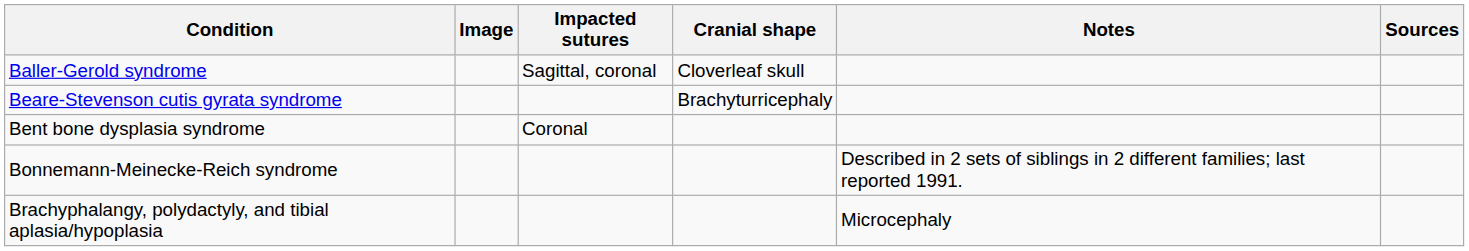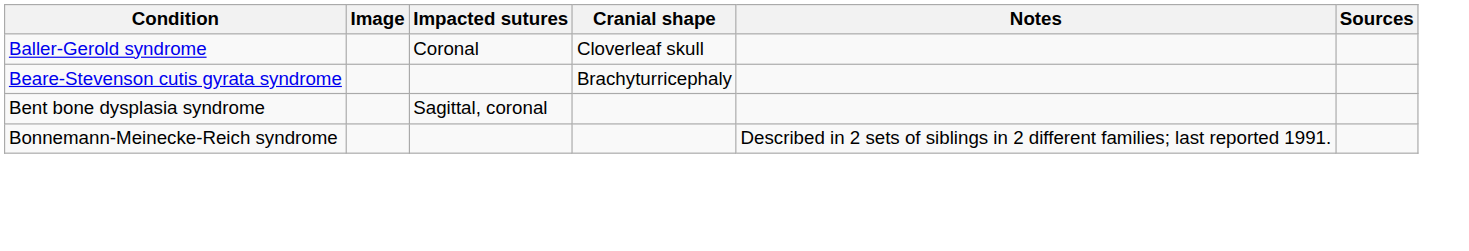(589, 70) Sagittal, coronal -> (446, 49) Coronal
(555, 129) Coronal -> (480, 108) Sagittal, coronal
- row: (169, 220)
